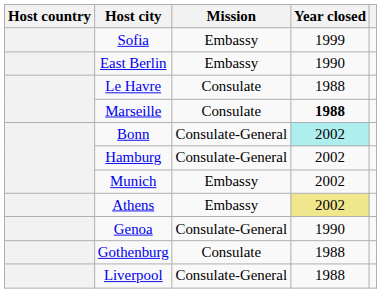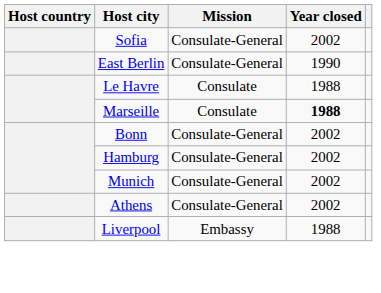(231, 39) Embassy -> (227, 39) Consulate-General
(330, 39) 1999 -> (326, 39) 2002
(231, 63) Embassy -> (227, 63) Consulate-General
(330, 134) paleturquoise background -> (326, 134) no background
(231, 181) Embassy -> (227, 181) Consulate-General
(231, 205) Embassy -> (227, 205) Consulate-General
(330, 205) khaki background -> (326, 205) no background
- row: (133, 228)
- row: (133, 252)
(231, 275) Consulate-General -> (227, 228) Embassy
